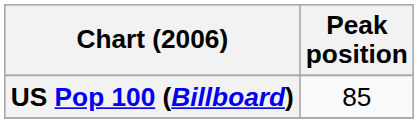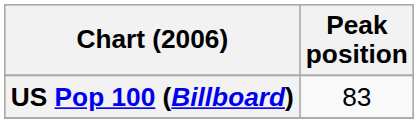(357, 96) 85 -> (357, 96) 83
